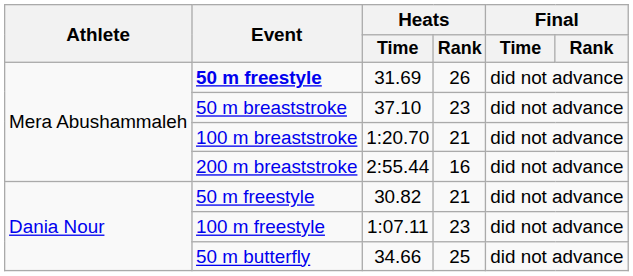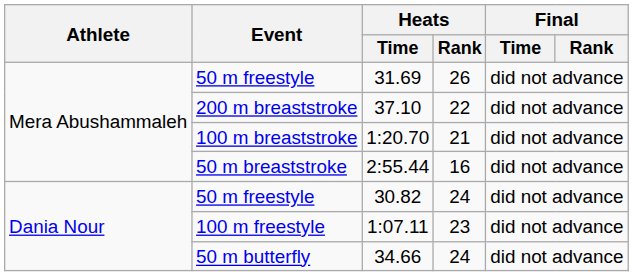(259, 78) bold -> (255, 78) normal
(272, 108) 50 m breaststroke -> (277, 108) 200 m breaststroke
(460, 108) 23 -> (460, 108) 22
(277, 167) 200 m breaststroke -> (272, 167) 50 m breaststroke
(460, 197) 21 -> (460, 197) 24
(460, 257) 25 -> (460, 257) 24
